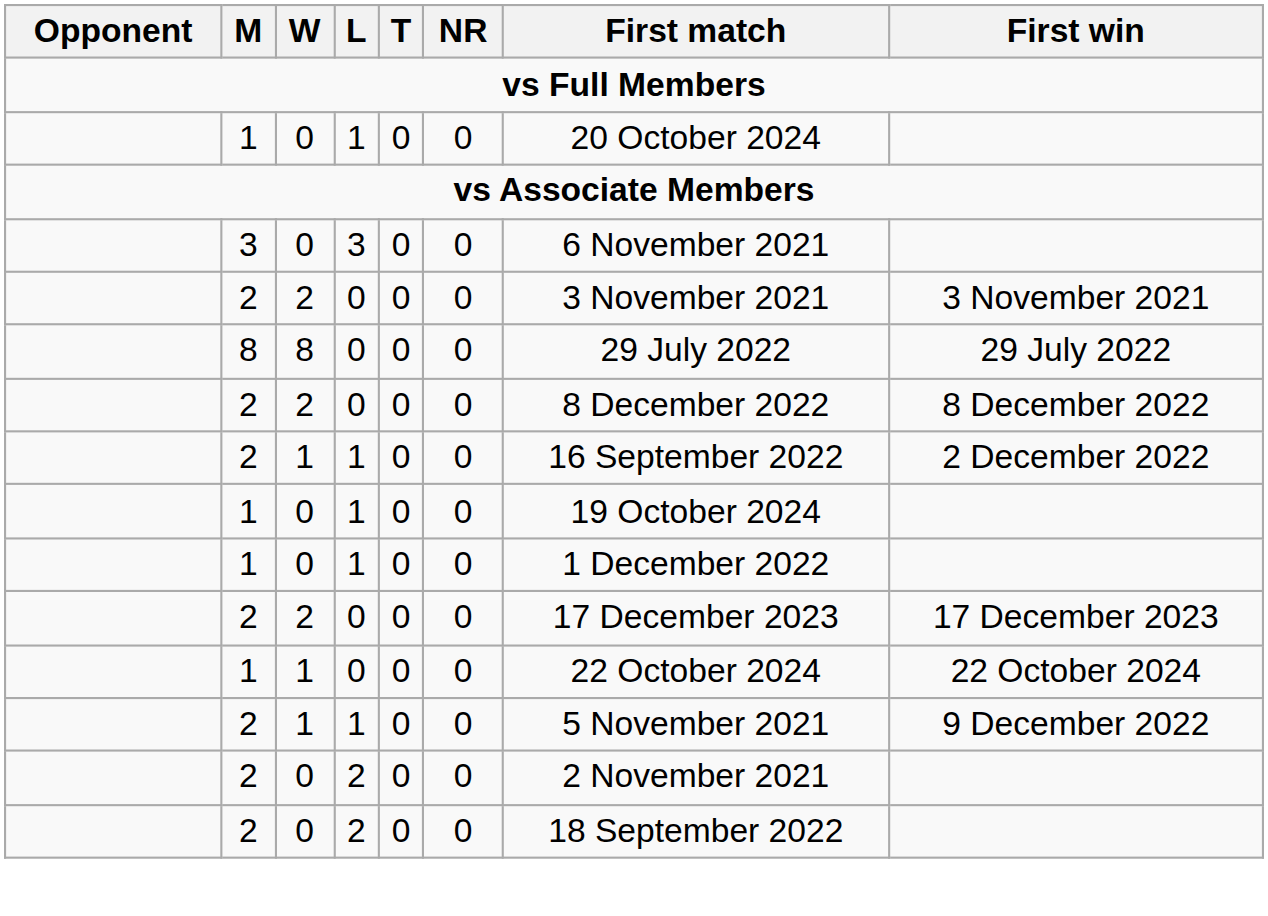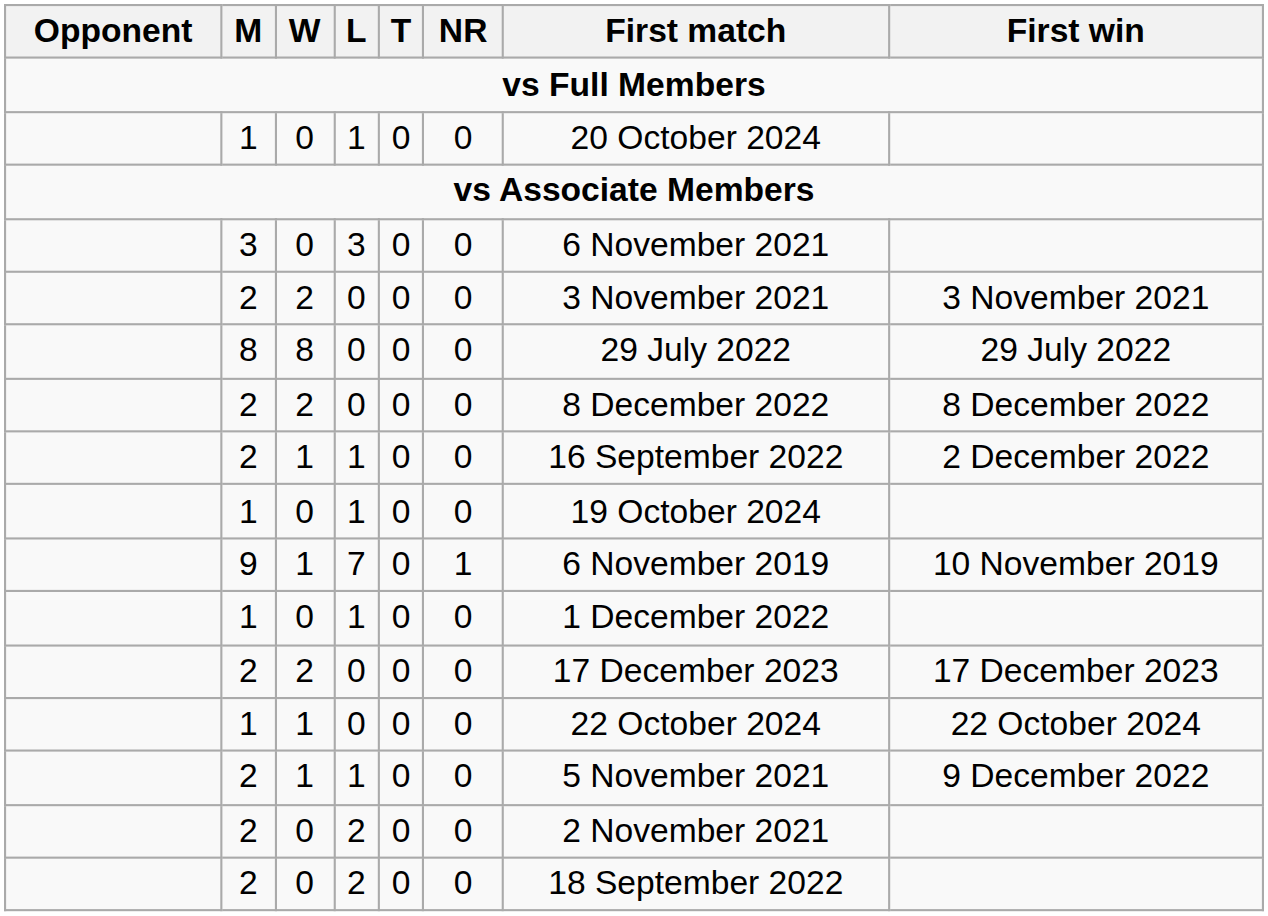+ row: (248, 564)
